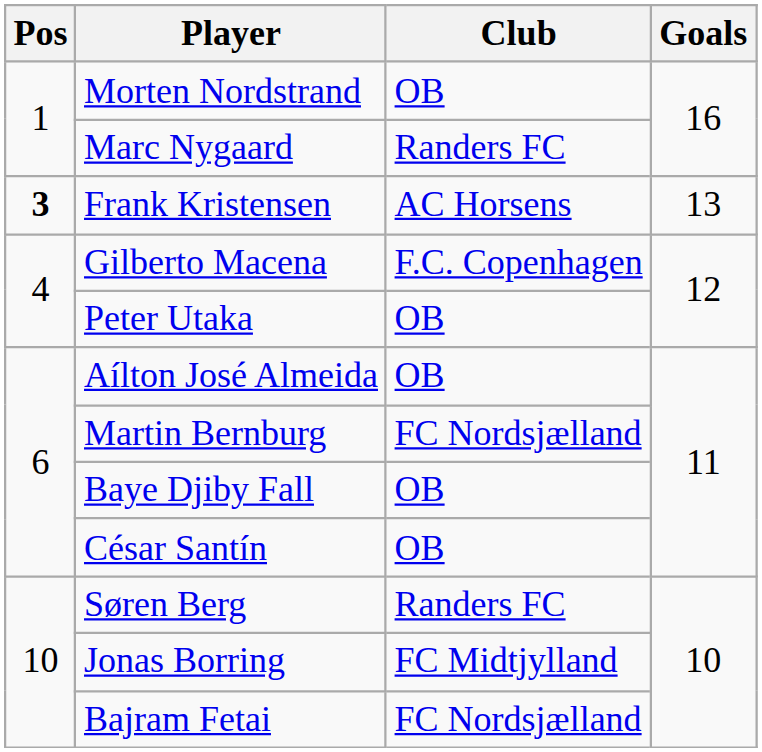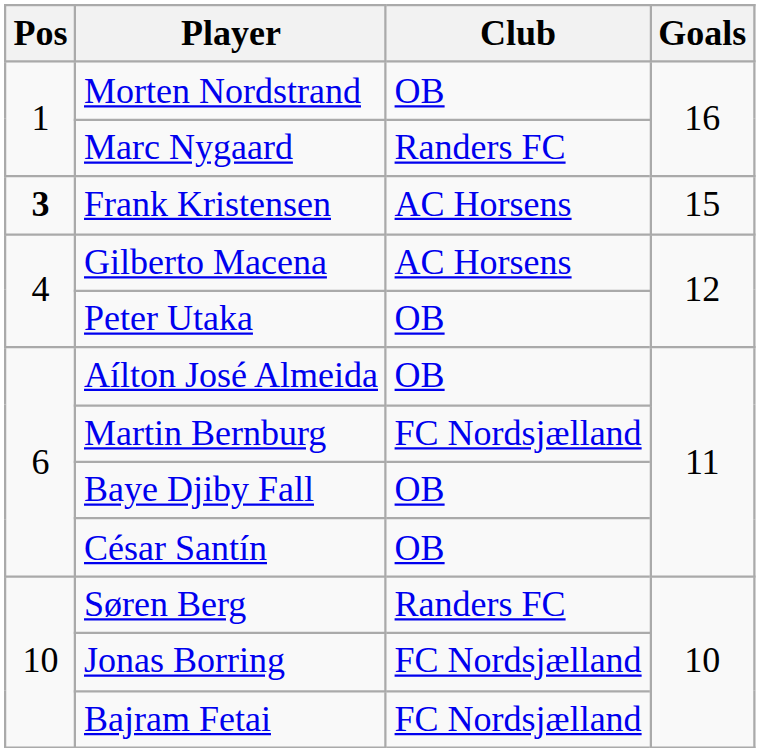(703, 204) 13 -> (702, 204) 15
(519, 261) F.C. Copenhagen -> (483, 261) AC Horsens
(506, 661) FC Midtjylland -> (518, 661) FC Nordsjælland
